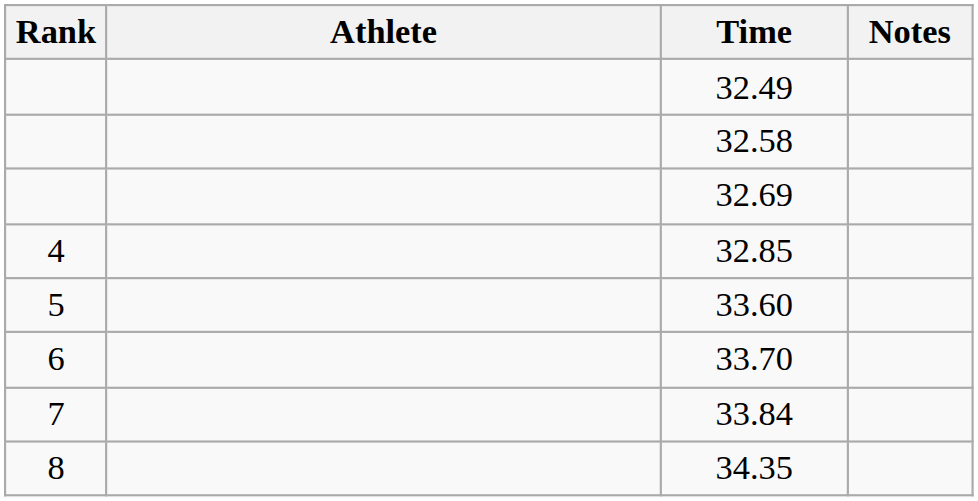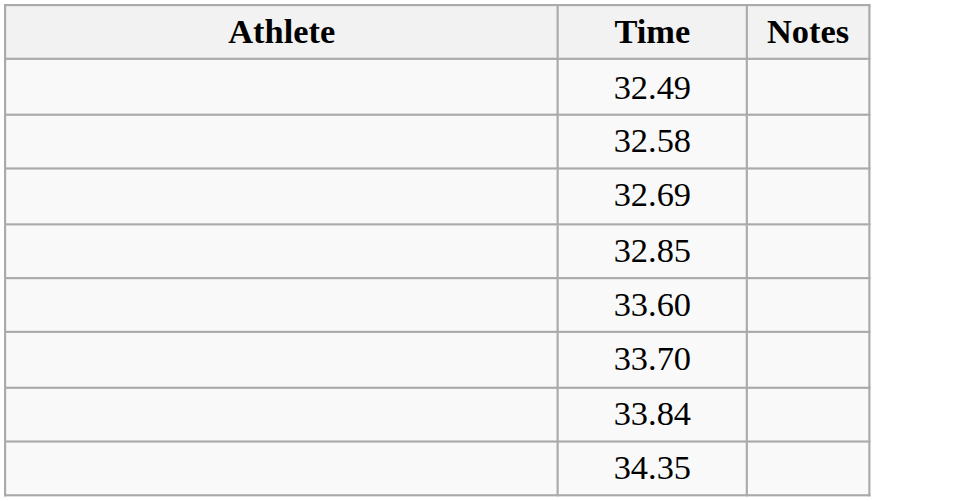- column: (56, 31)
